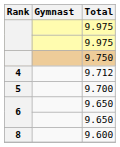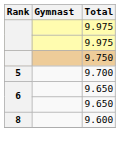- row: (18, 74)
